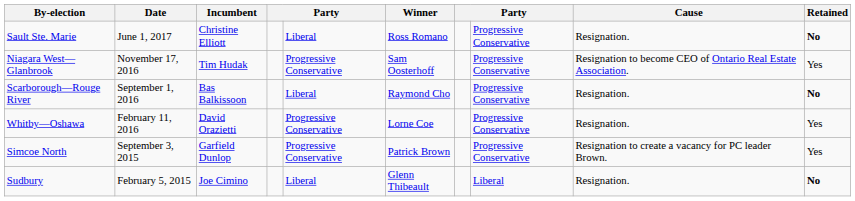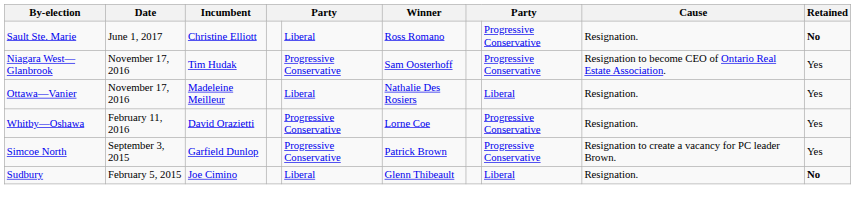+ row: (42, 94)
- row: (54, 94)
